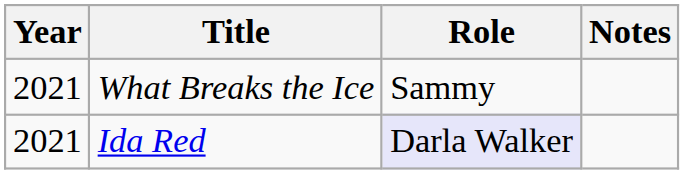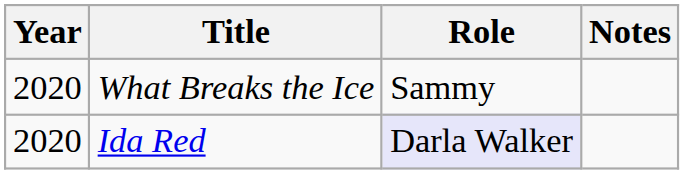(47, 86) 2021 -> (47, 86) 2020
(47, 140) 2021 -> (47, 140) 2020
